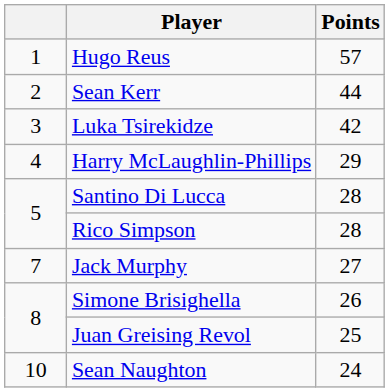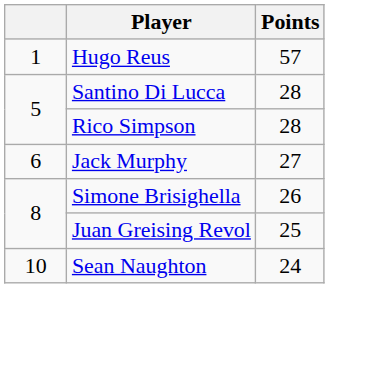- row: (116, 91)
- row: (142, 126)
- row: (192, 160)
(36, 265) 7 -> (36, 160) 6
